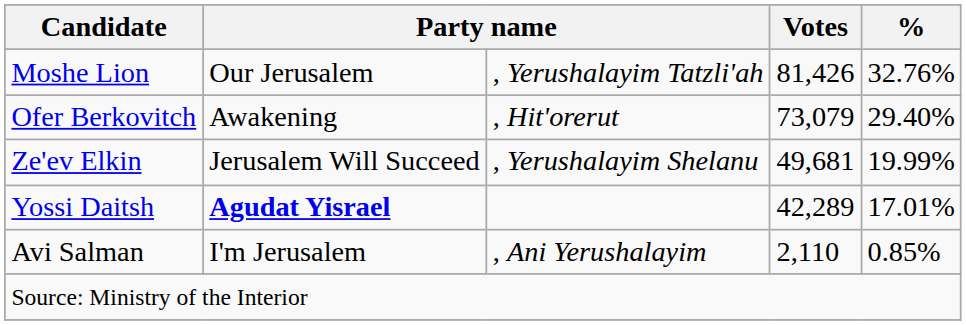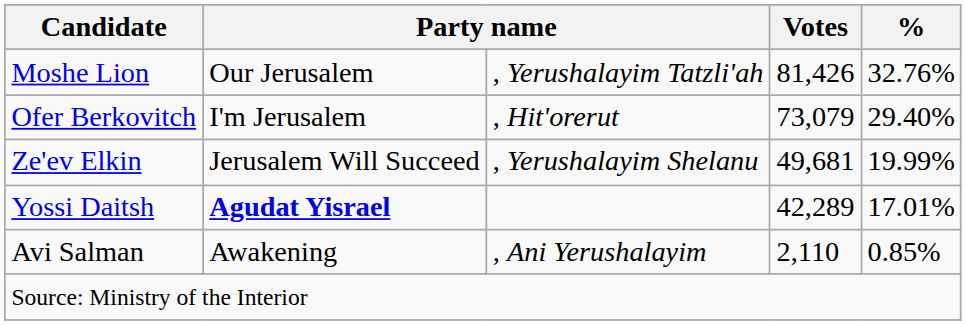(273, 116) Awakening -> (288, 116) I'm Jerusalem
(288, 251) I'm Jerusalem -> (273, 251) Awakening
